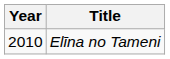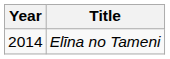(25, 41) 2010 -> (25, 41) 2014
